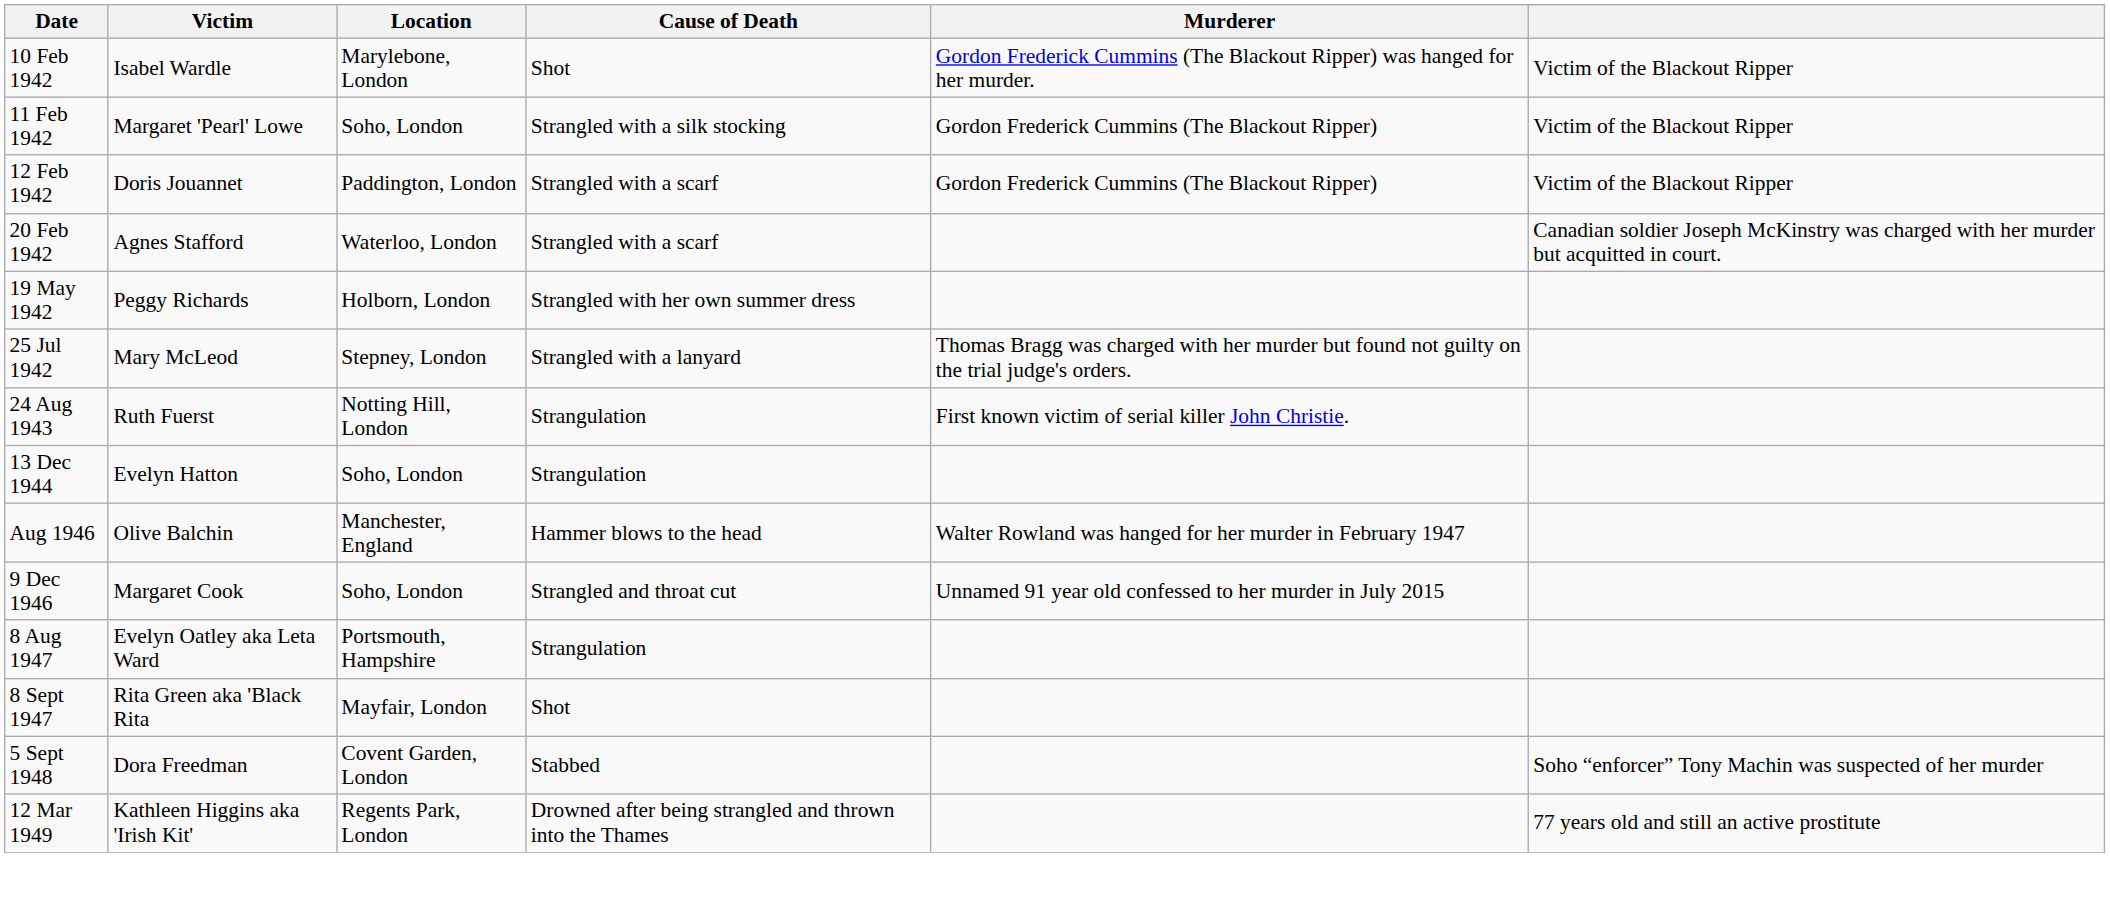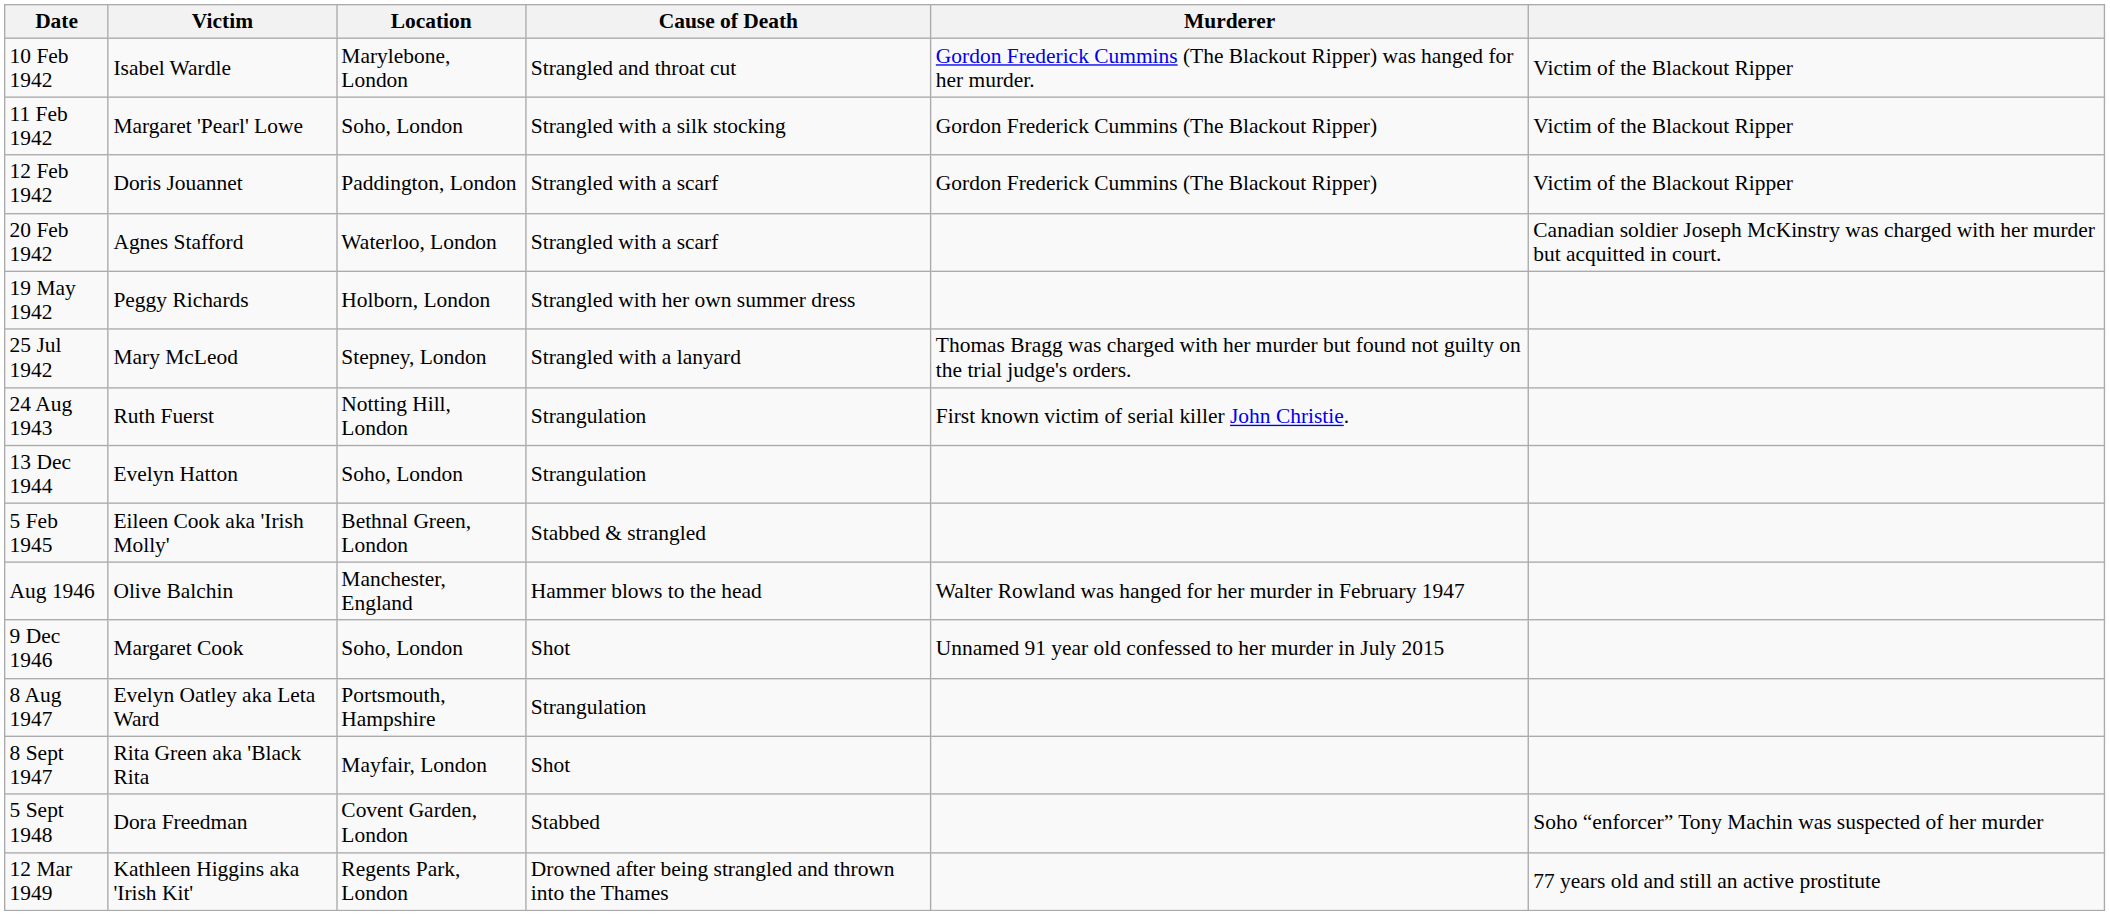(550, 67) Shot -> (634, 67) Strangled and throat cut
+ row: (34, 532)
(634, 590) Strangled and throat cut -> (550, 648) Shot
